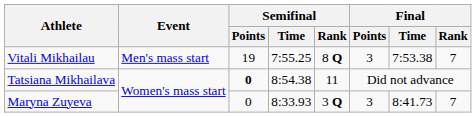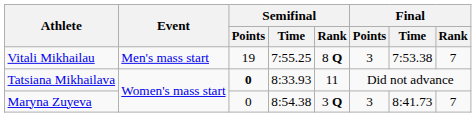(291, 80) 8:54.38 -> (291, 80) 8:33.93
(291, 102) 8:33.93 -> (291, 102) 8:54.38
